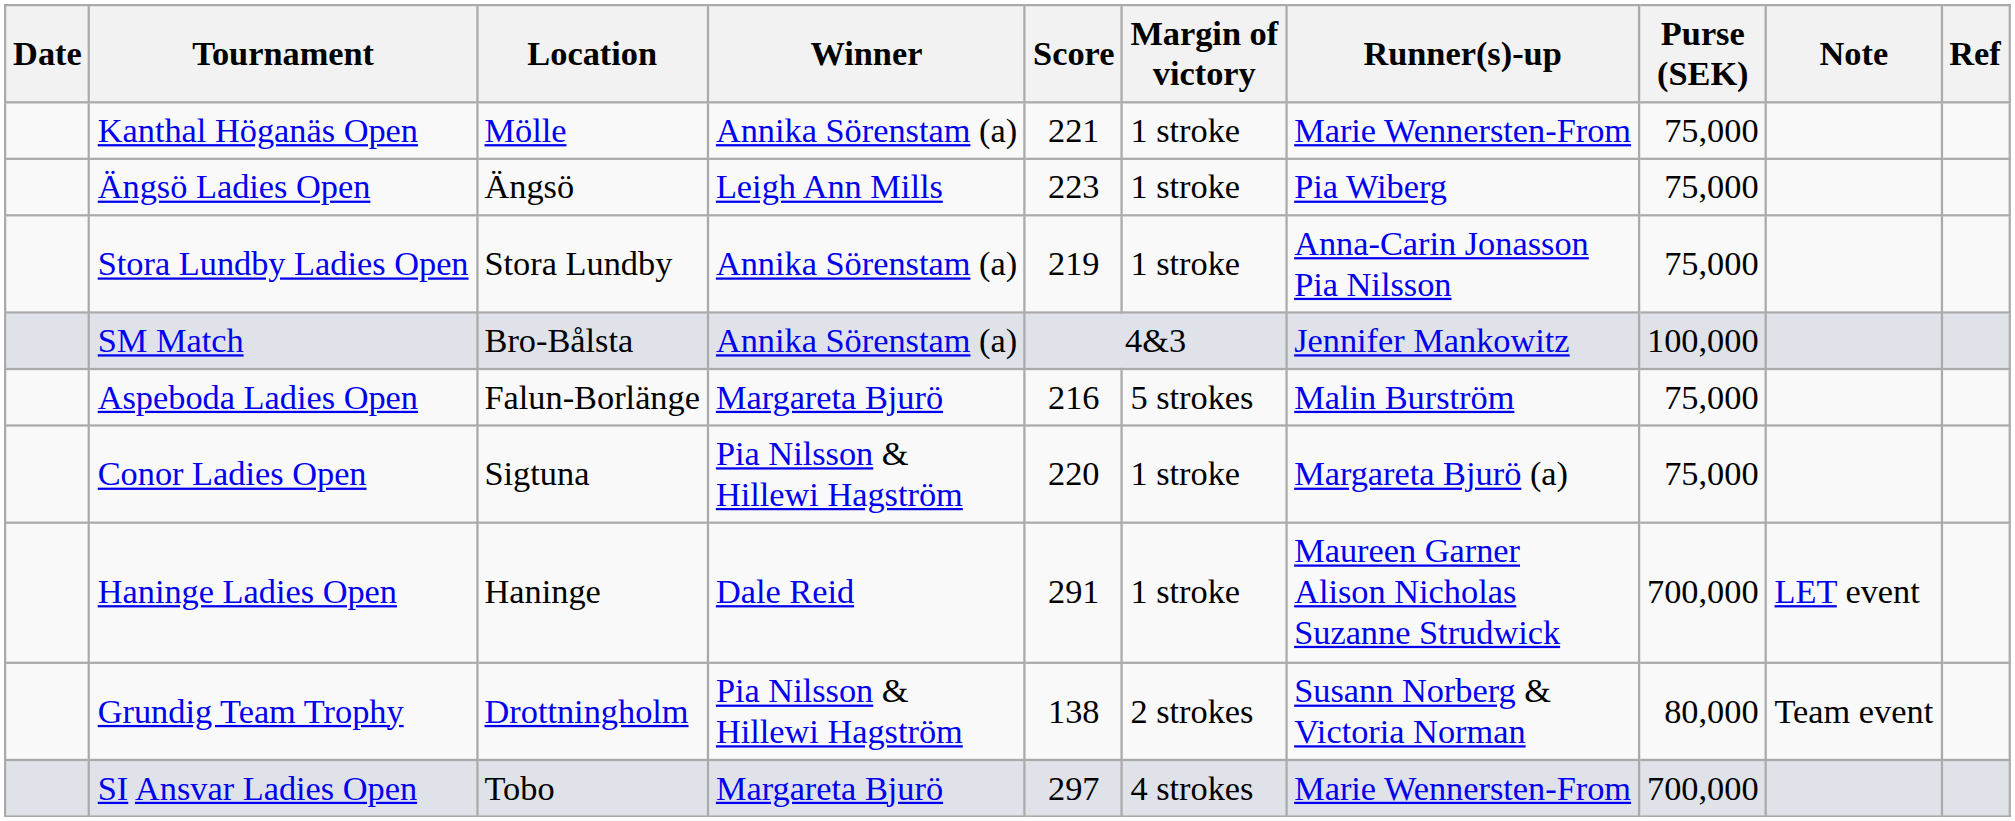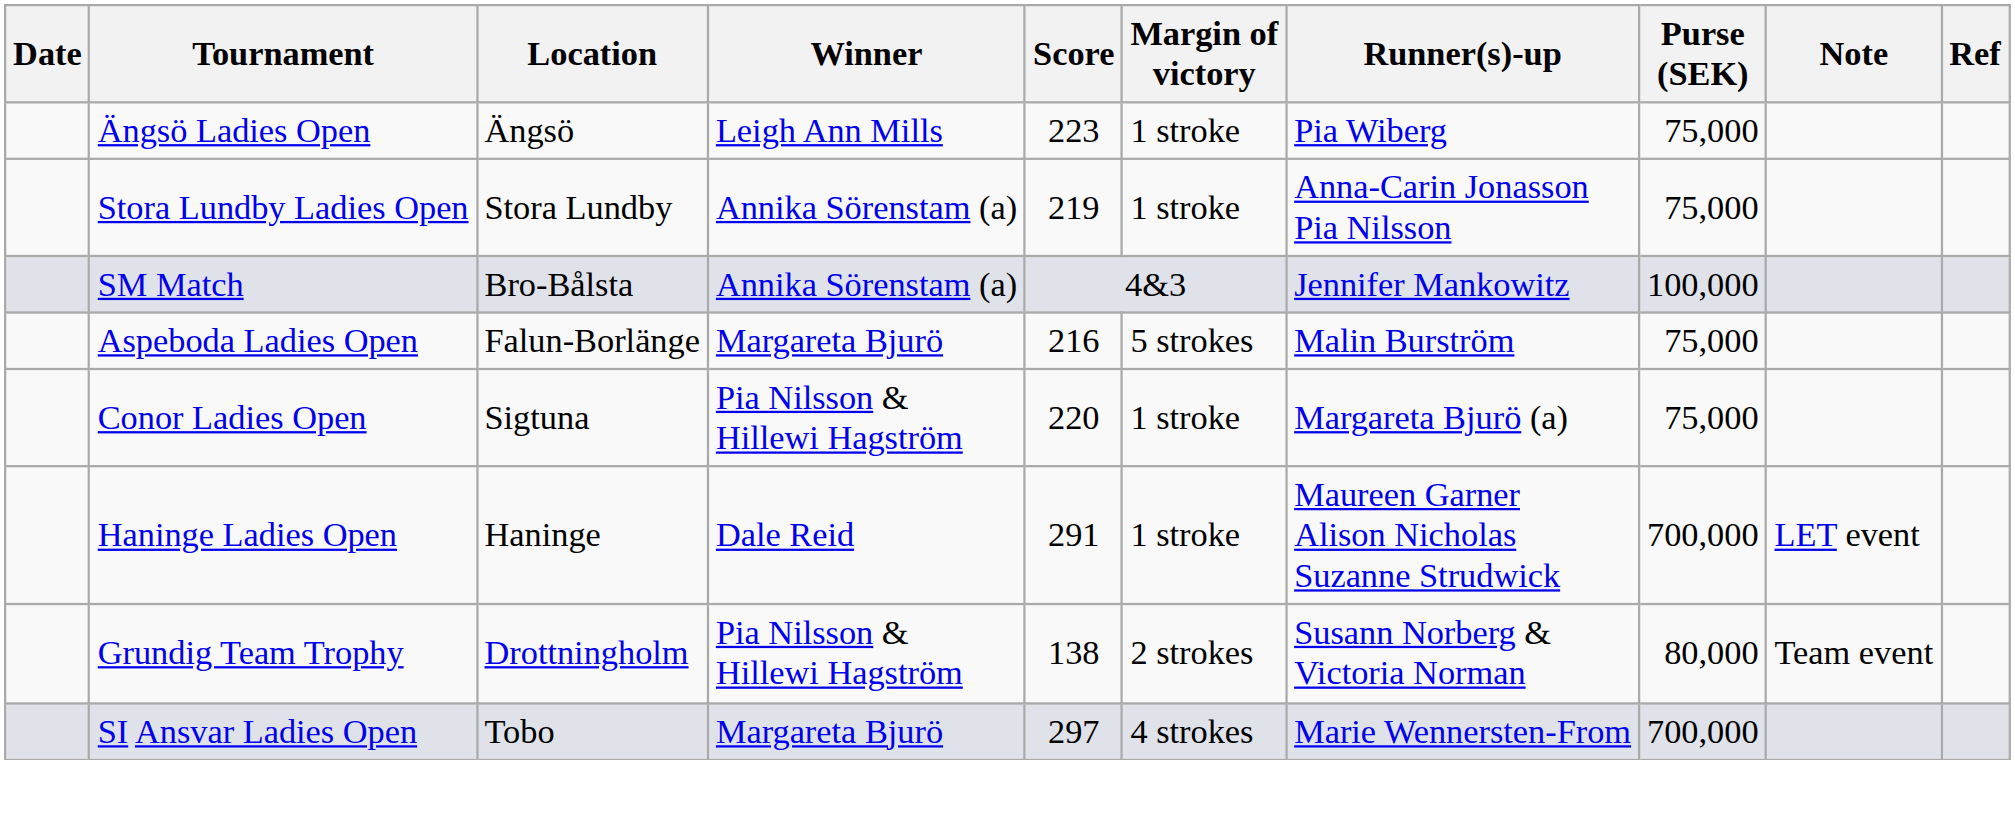- row: (258, 130)
